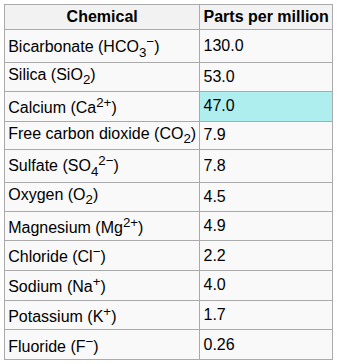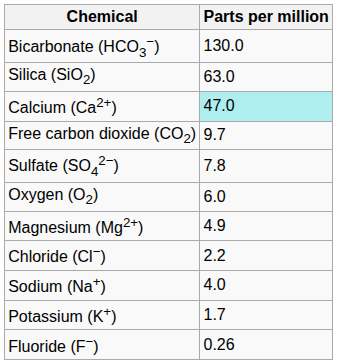(219, 77) 53.0 -> (219, 77) 63.0
(215, 135) 7.9 -> (215, 135) 9.7
(215, 196) 4.5 -> (215, 196) 6.0
